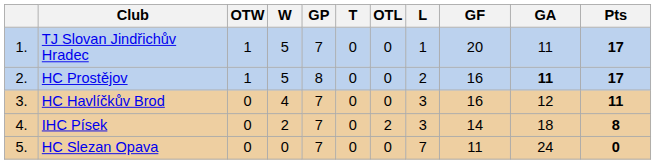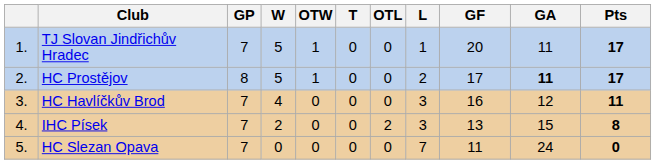columns swapped: (319, 16) <-> (248, 16)
(475, 78) 16 -> (475, 78) 17
(475, 124) 14 -> (475, 124) 13
(545, 124) 18 -> (545, 124) 15
